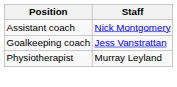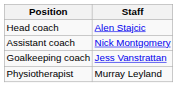+ row: (33, 27)
